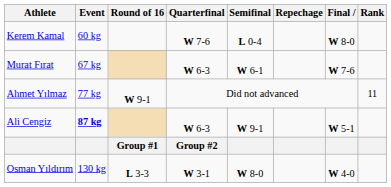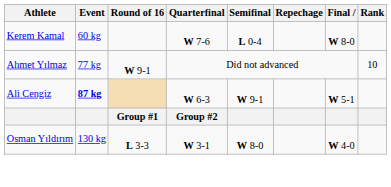- row: (30, 65)
(372, 94) 11 -> (372, 65) 10
